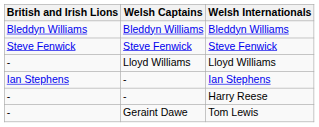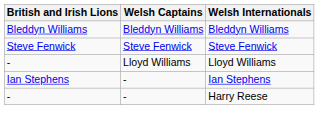- row: (233, 113)
